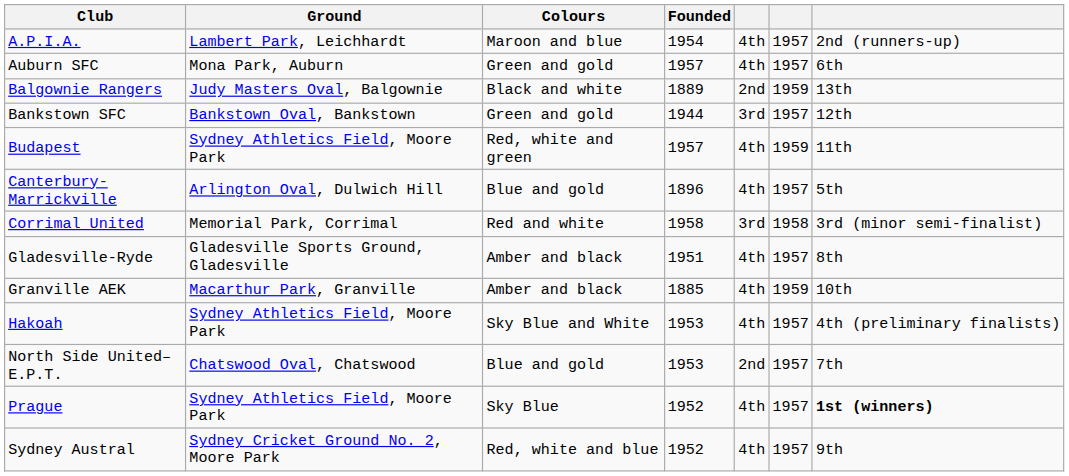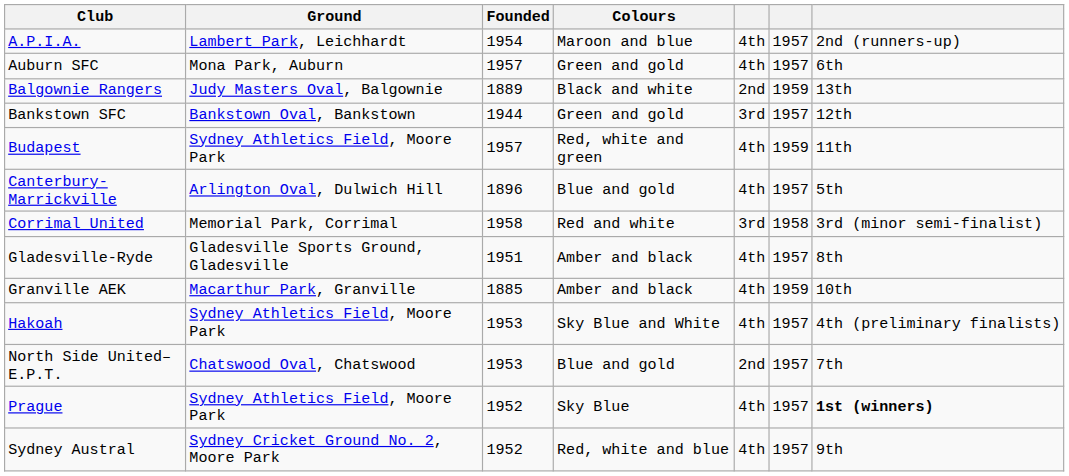columns swapped: (574, 17) <-> (699, 17)
